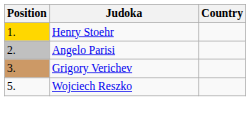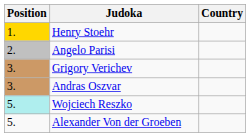+ row: (86, 86)
(11, 86) no background -> (11, 104) paleturquoise background
+ row: (117, 123)
